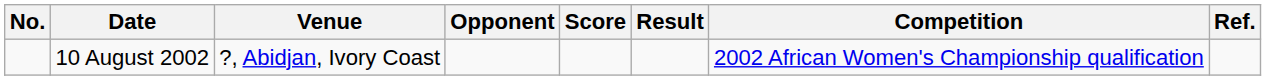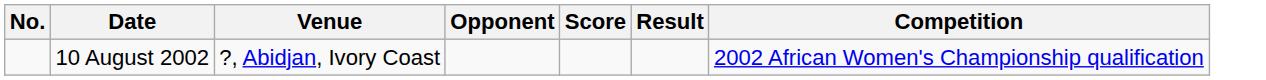- column: (1235, 22)
